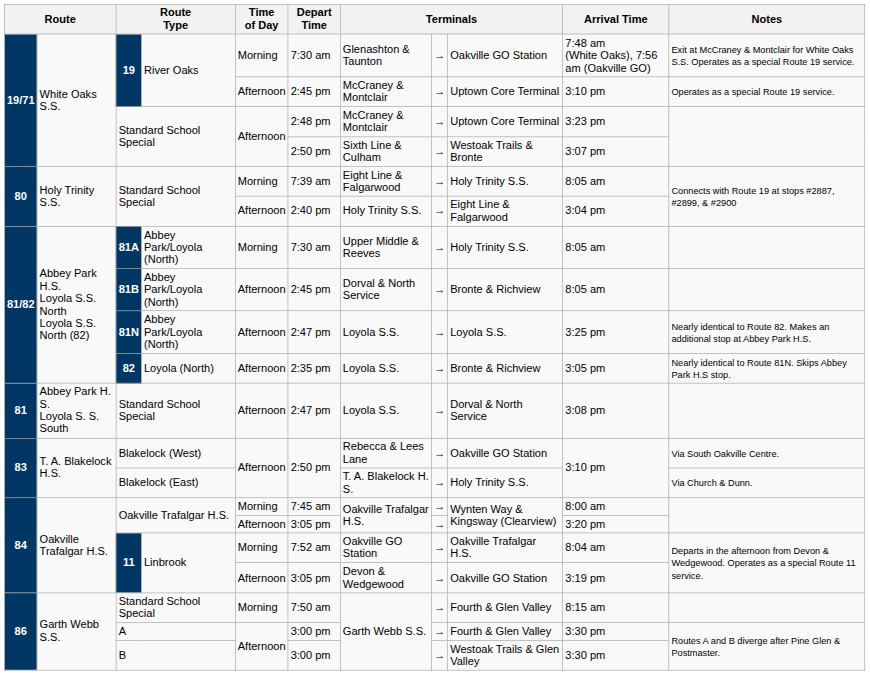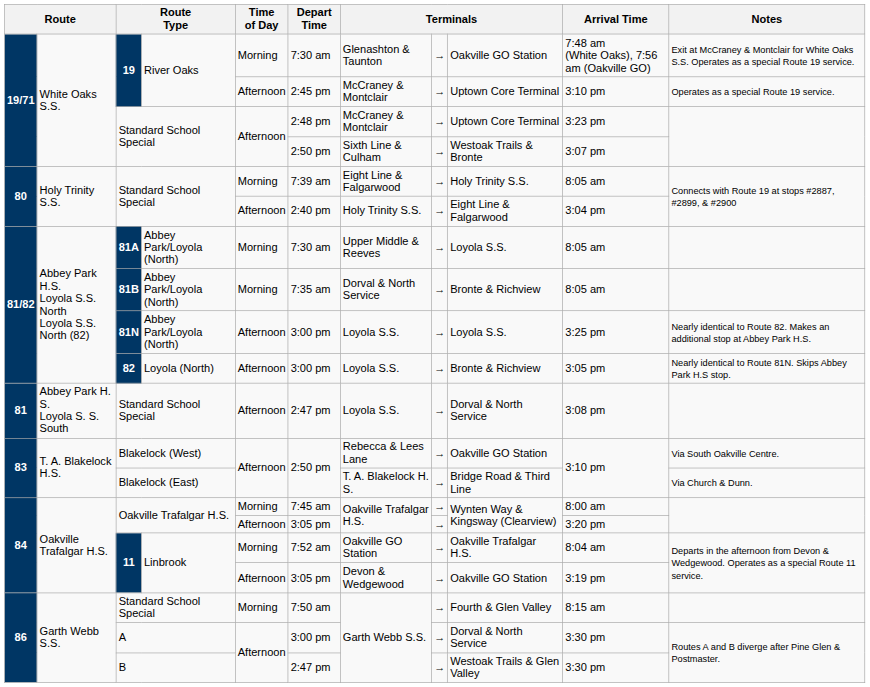(489, 247) Holy Trinity S.S. -> (478, 247) Loyola S.S.
(262, 289) Afternoon -> (258, 289) Morning
(311, 289) 2:45 pm -> (311, 289) 7:35 am
(311, 332) 2:47 pm -> (311, 332) 3:00 pm
(311, 368) 2:35 pm -> (311, 368) 3:00 pm
(489, 483) Holy Trinity S.S. -> (500, 483) Bridge Road & Third Line
(501, 631) Fourth & Glen Valley -> (486, 637) Dorval & North Service
(311, 655) 3:00 pm -> (311, 667) 2:47 pm
